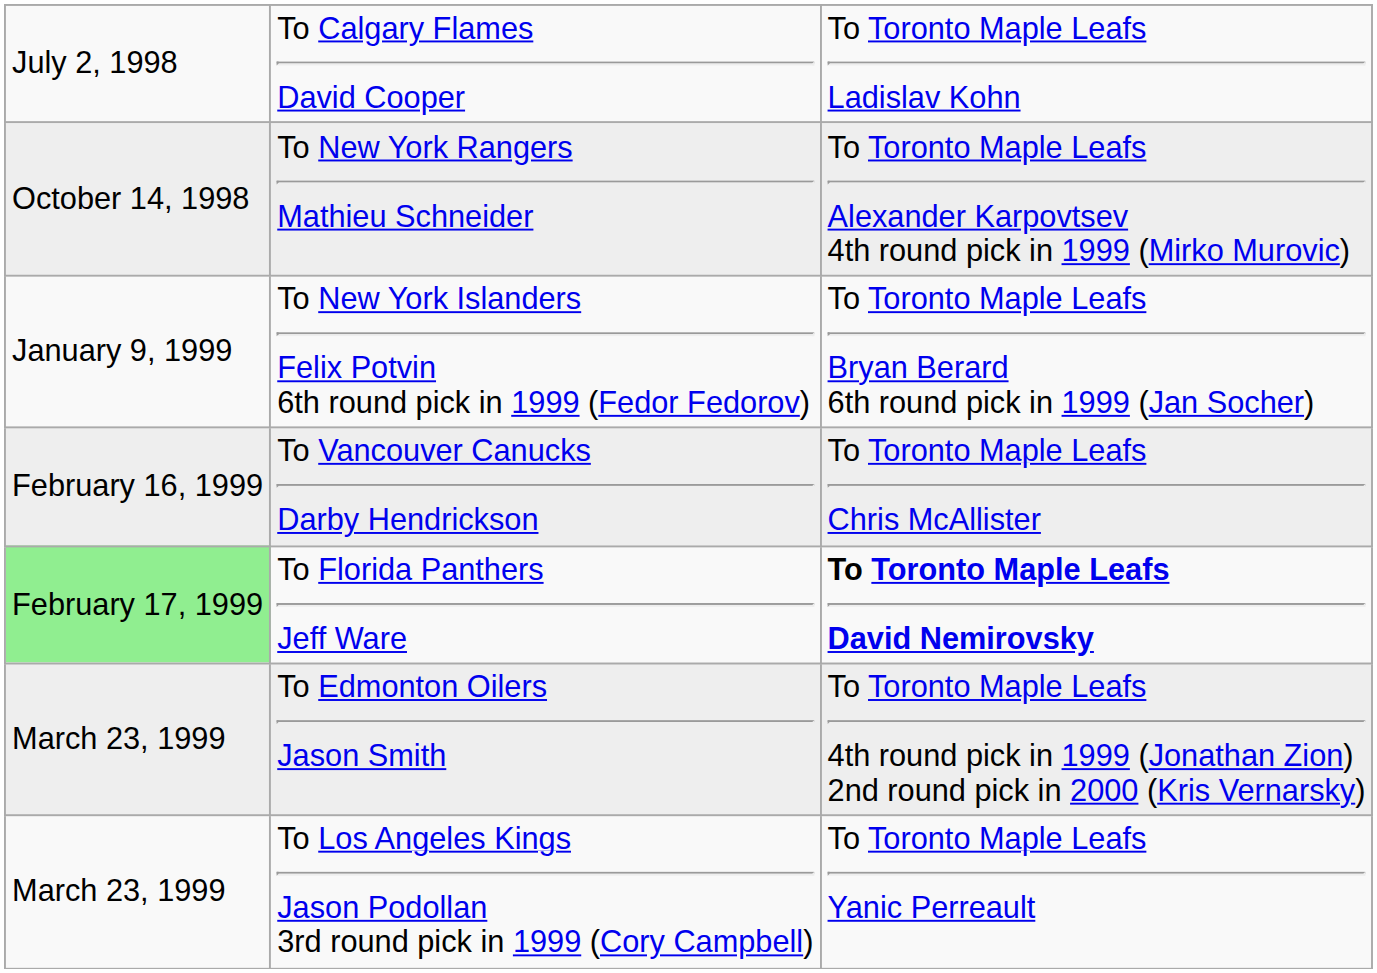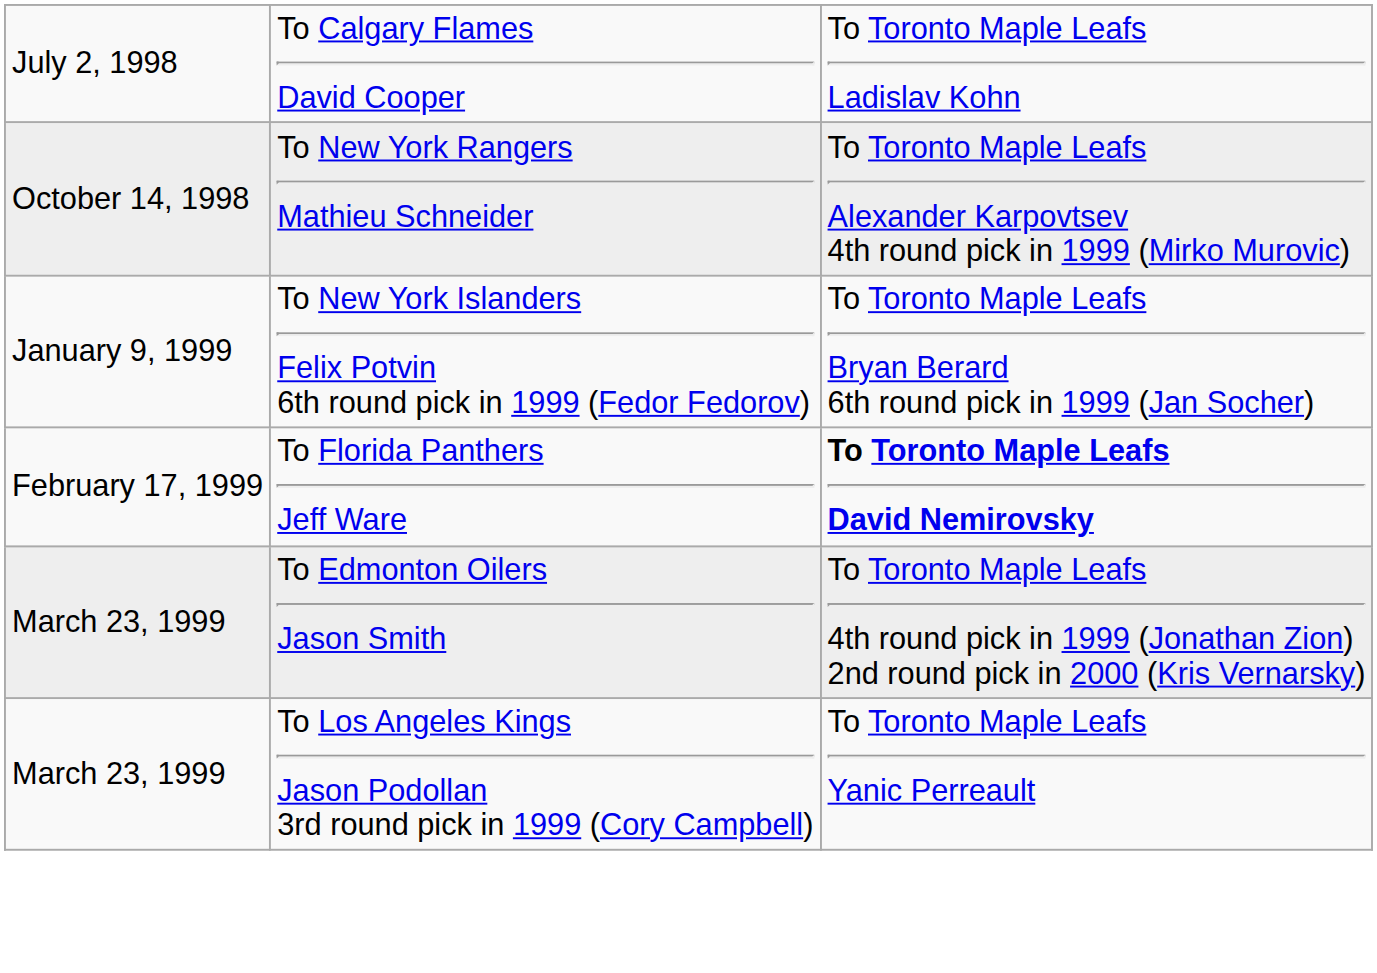- row: (545, 486)
(138, 603) lightgreen background -> (138, 486) no background
